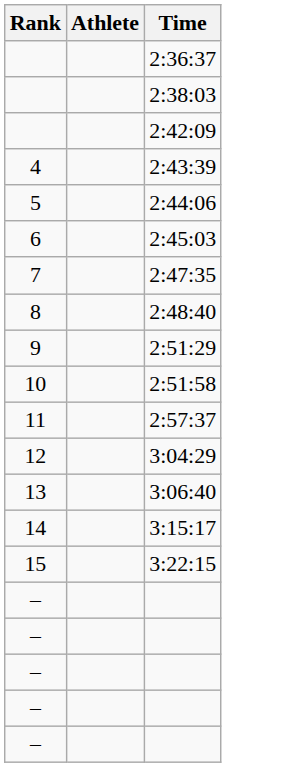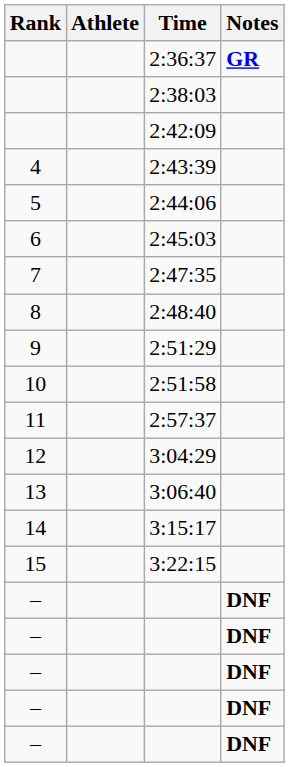+ column: (252, 22)
